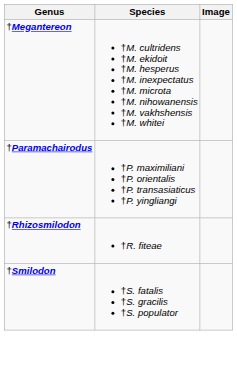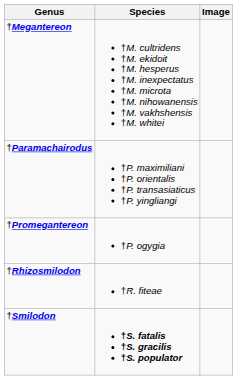+ row: (47, 225)
(147, 302) normal -> (147, 347) bold
